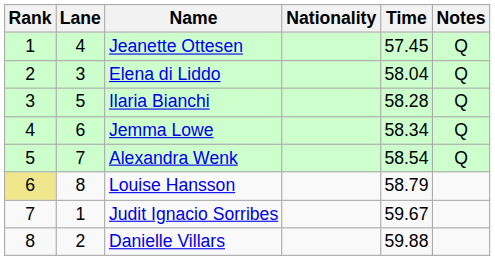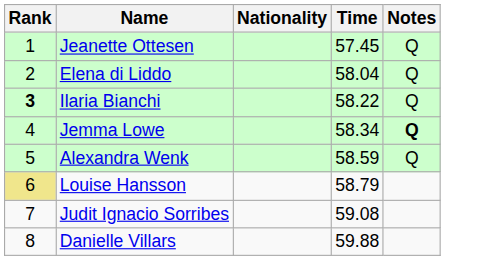- column: (80, 18)
(30, 102) normal -> (30, 102) bold
(406, 102) 58.28 -> (357, 102) 58.22
(461, 130) normal -> (412, 130) bold
(406, 158) 58.54 -> (357, 158) 58.59
(406, 213) 59.67 -> (357, 213) 59.08
